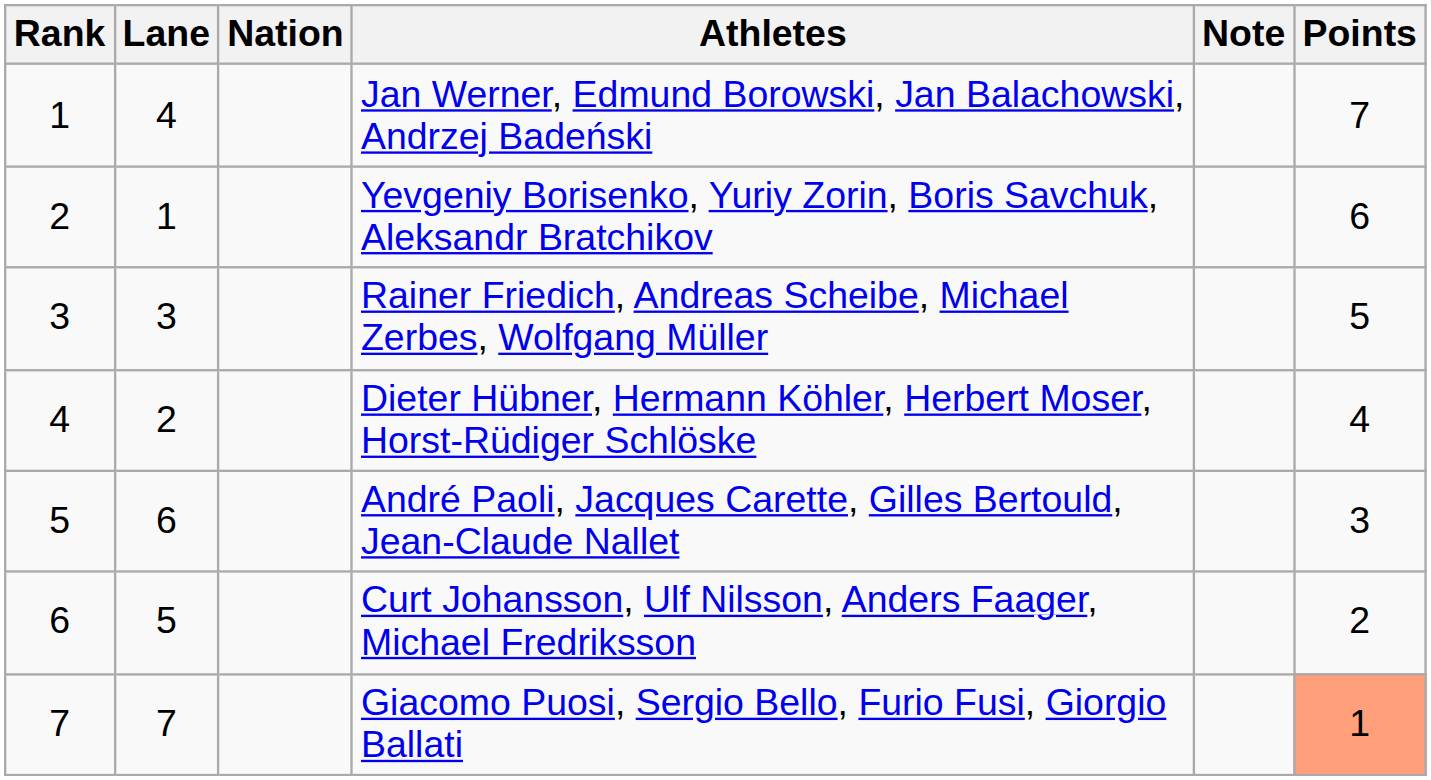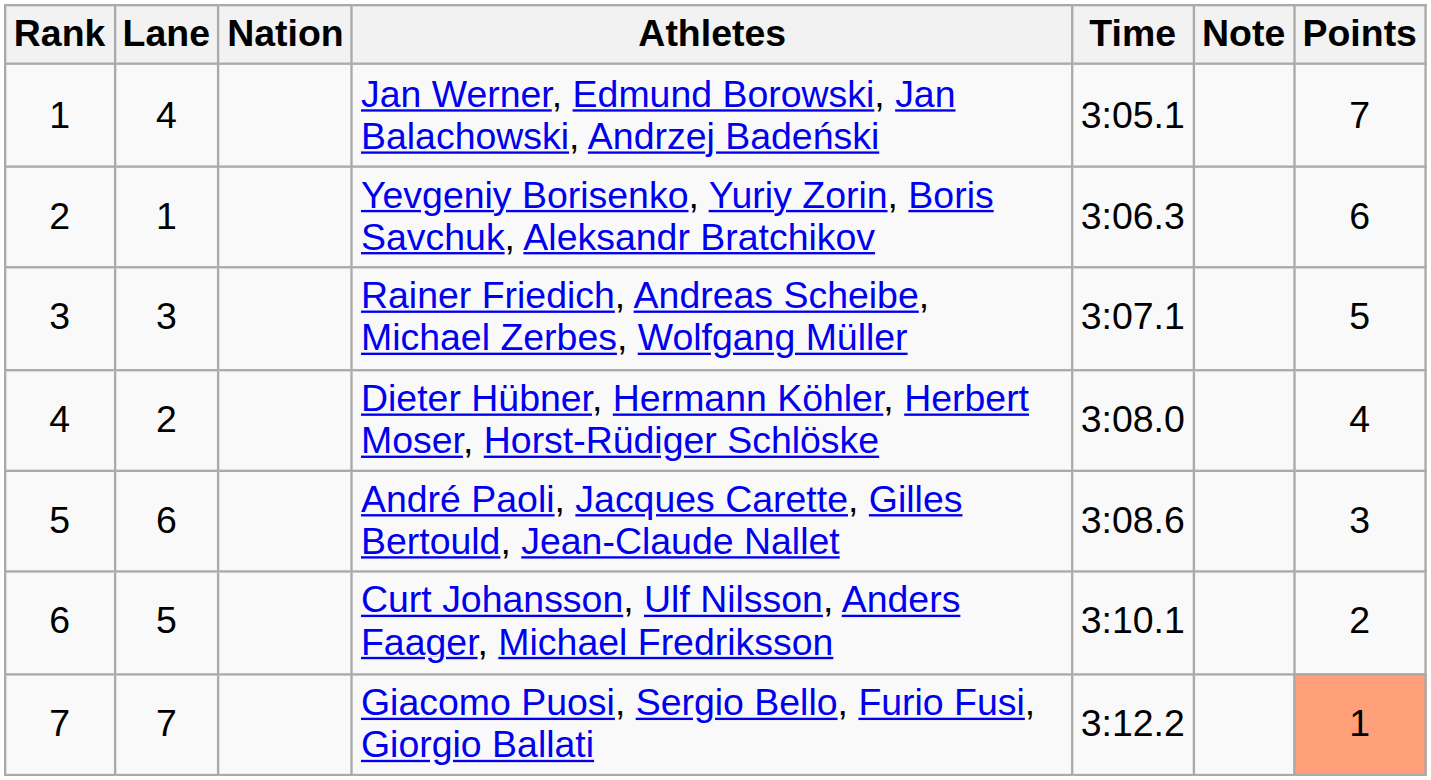+ column: (1133, 34)
